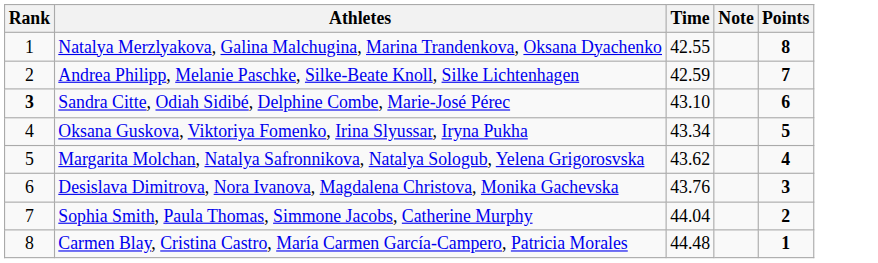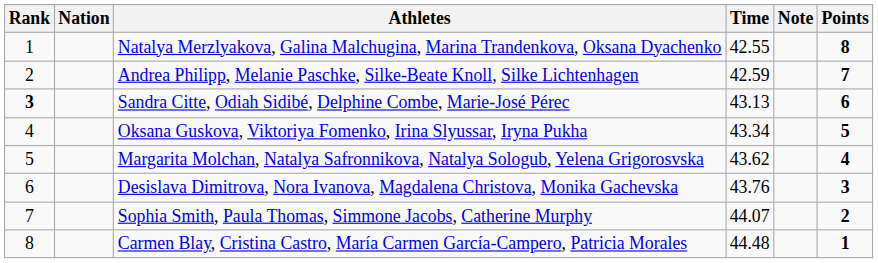+ column: (84, 18)
(690, 103) 43.10 -> (750, 103) 43.13
(690, 215) 44.04 -> (750, 215) 44.07
